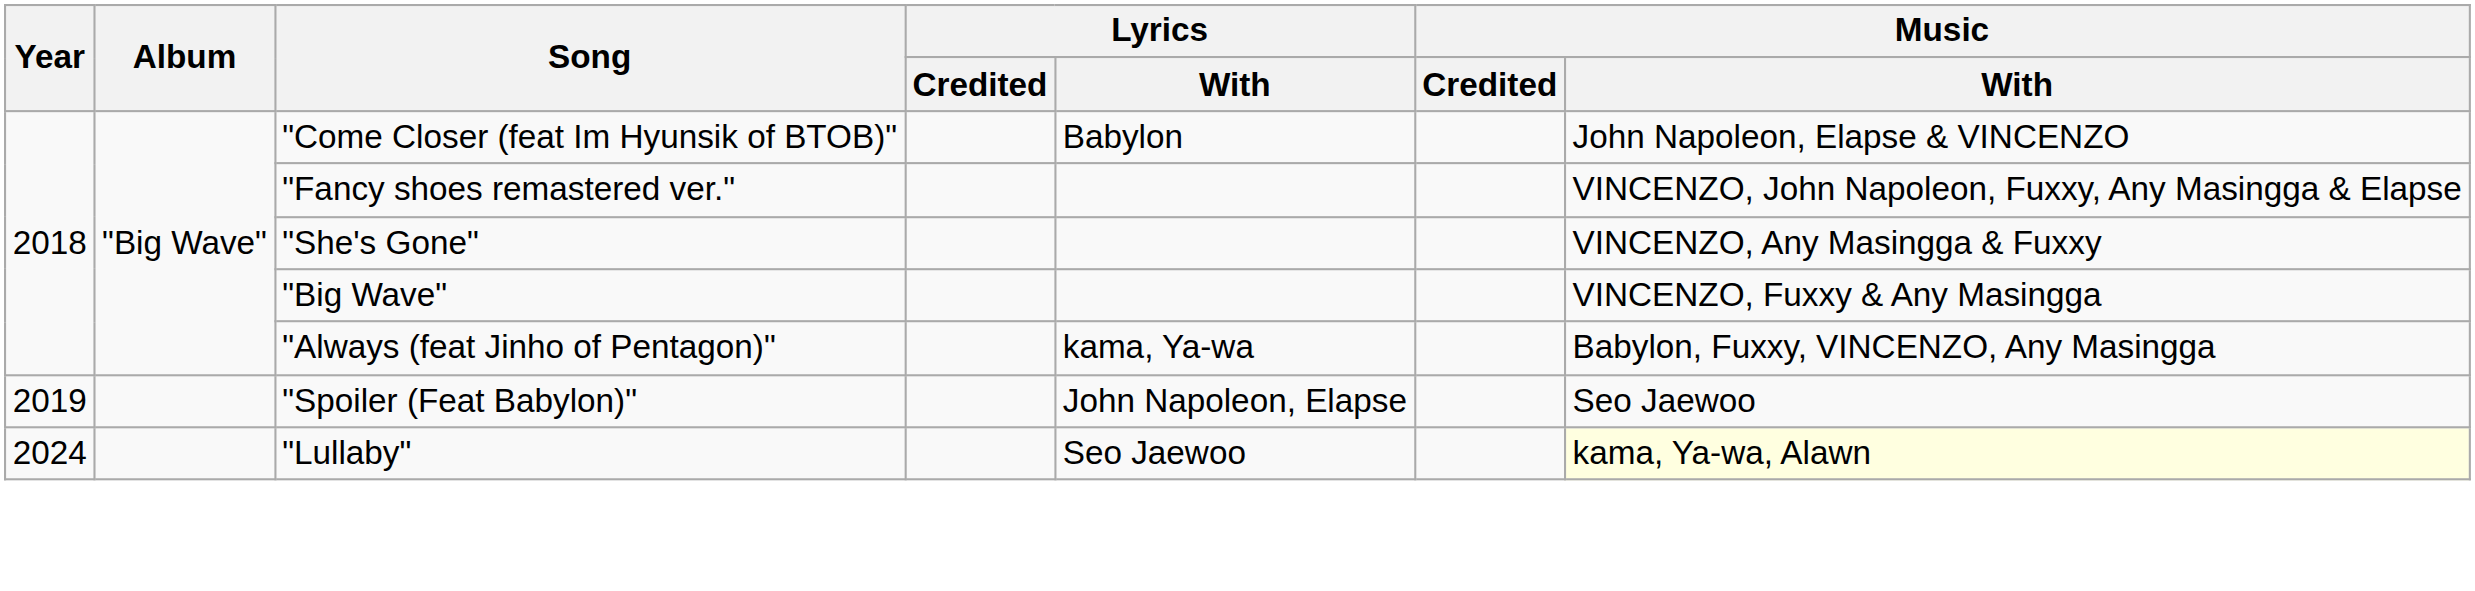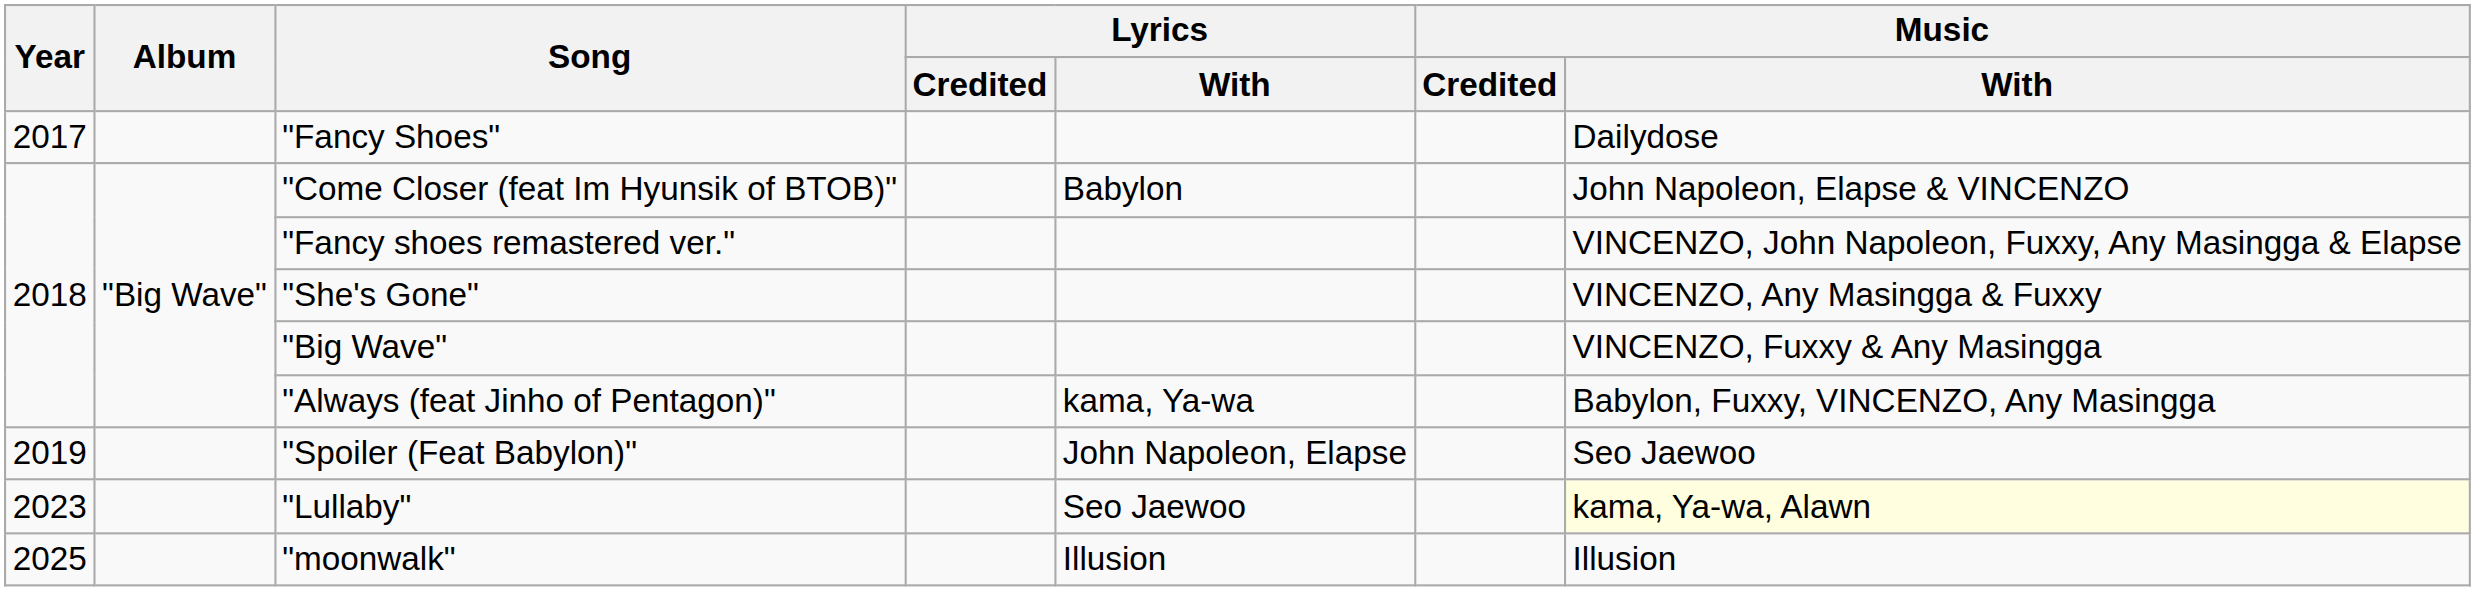+ row: (391, 136)
(50, 453) 2024 -> (50, 505) 2023
+ row: (369, 558)
